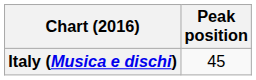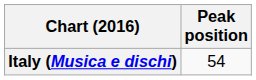(216, 61) 45 -> (216, 61) 54
